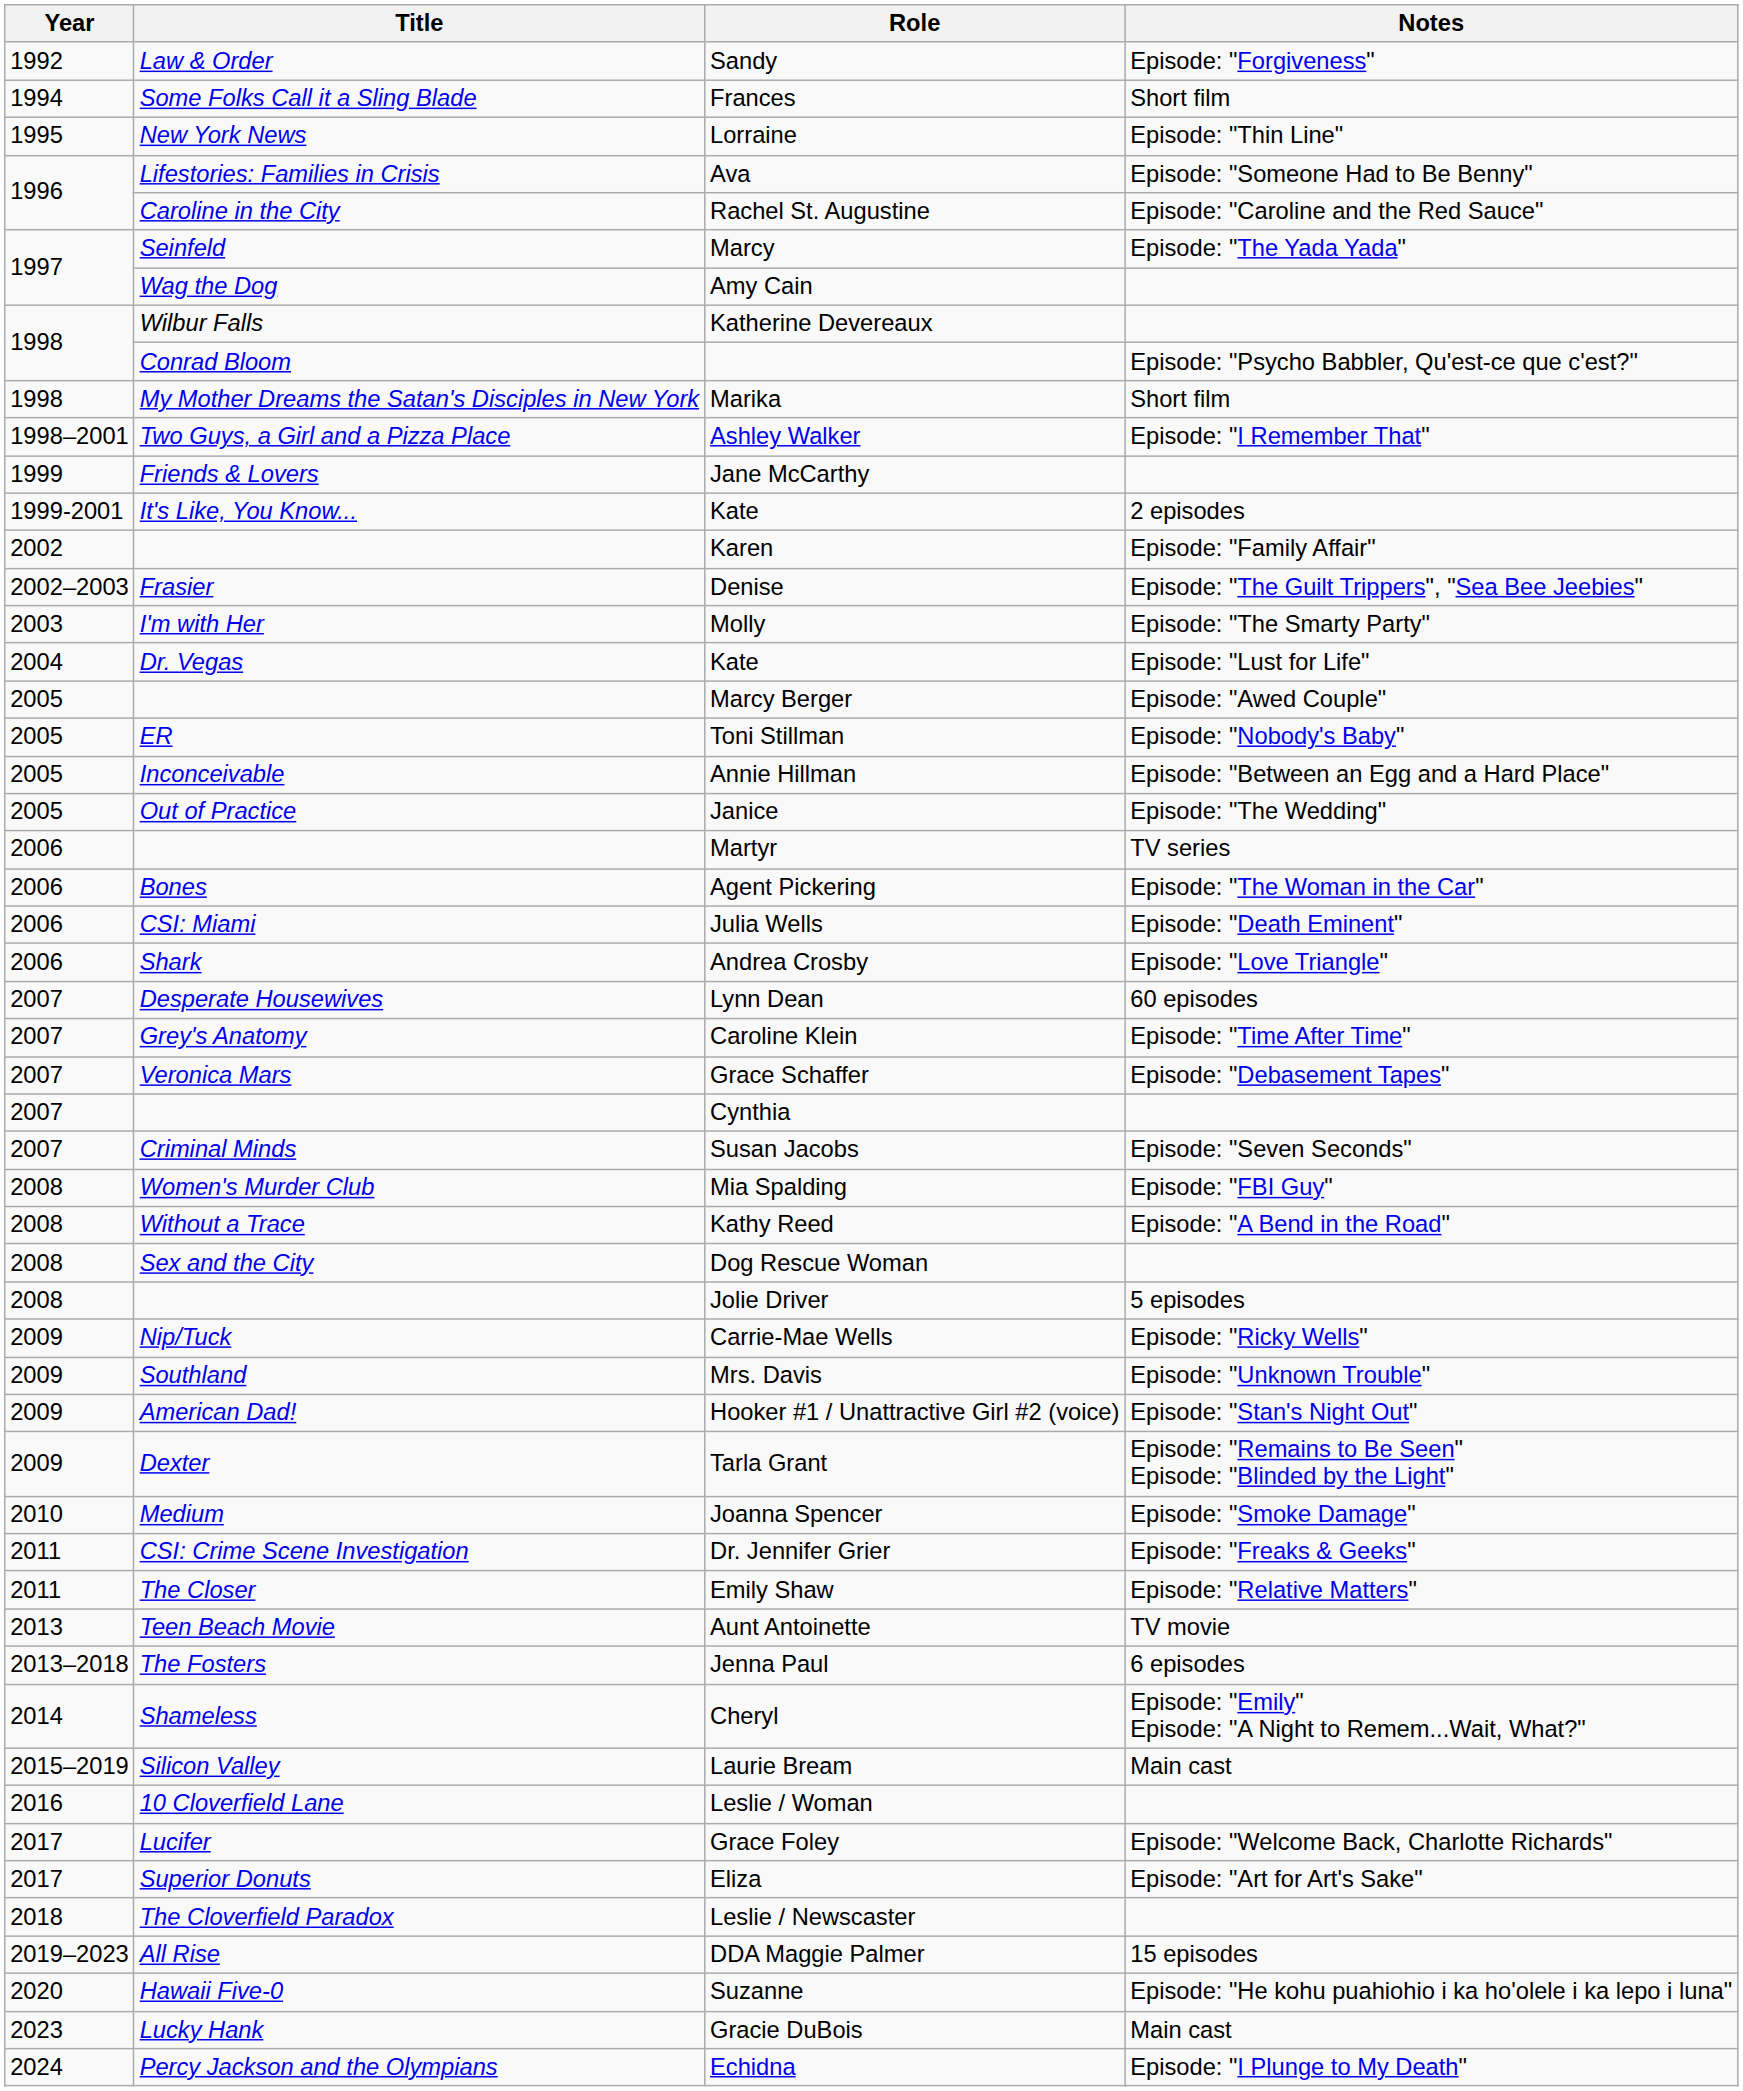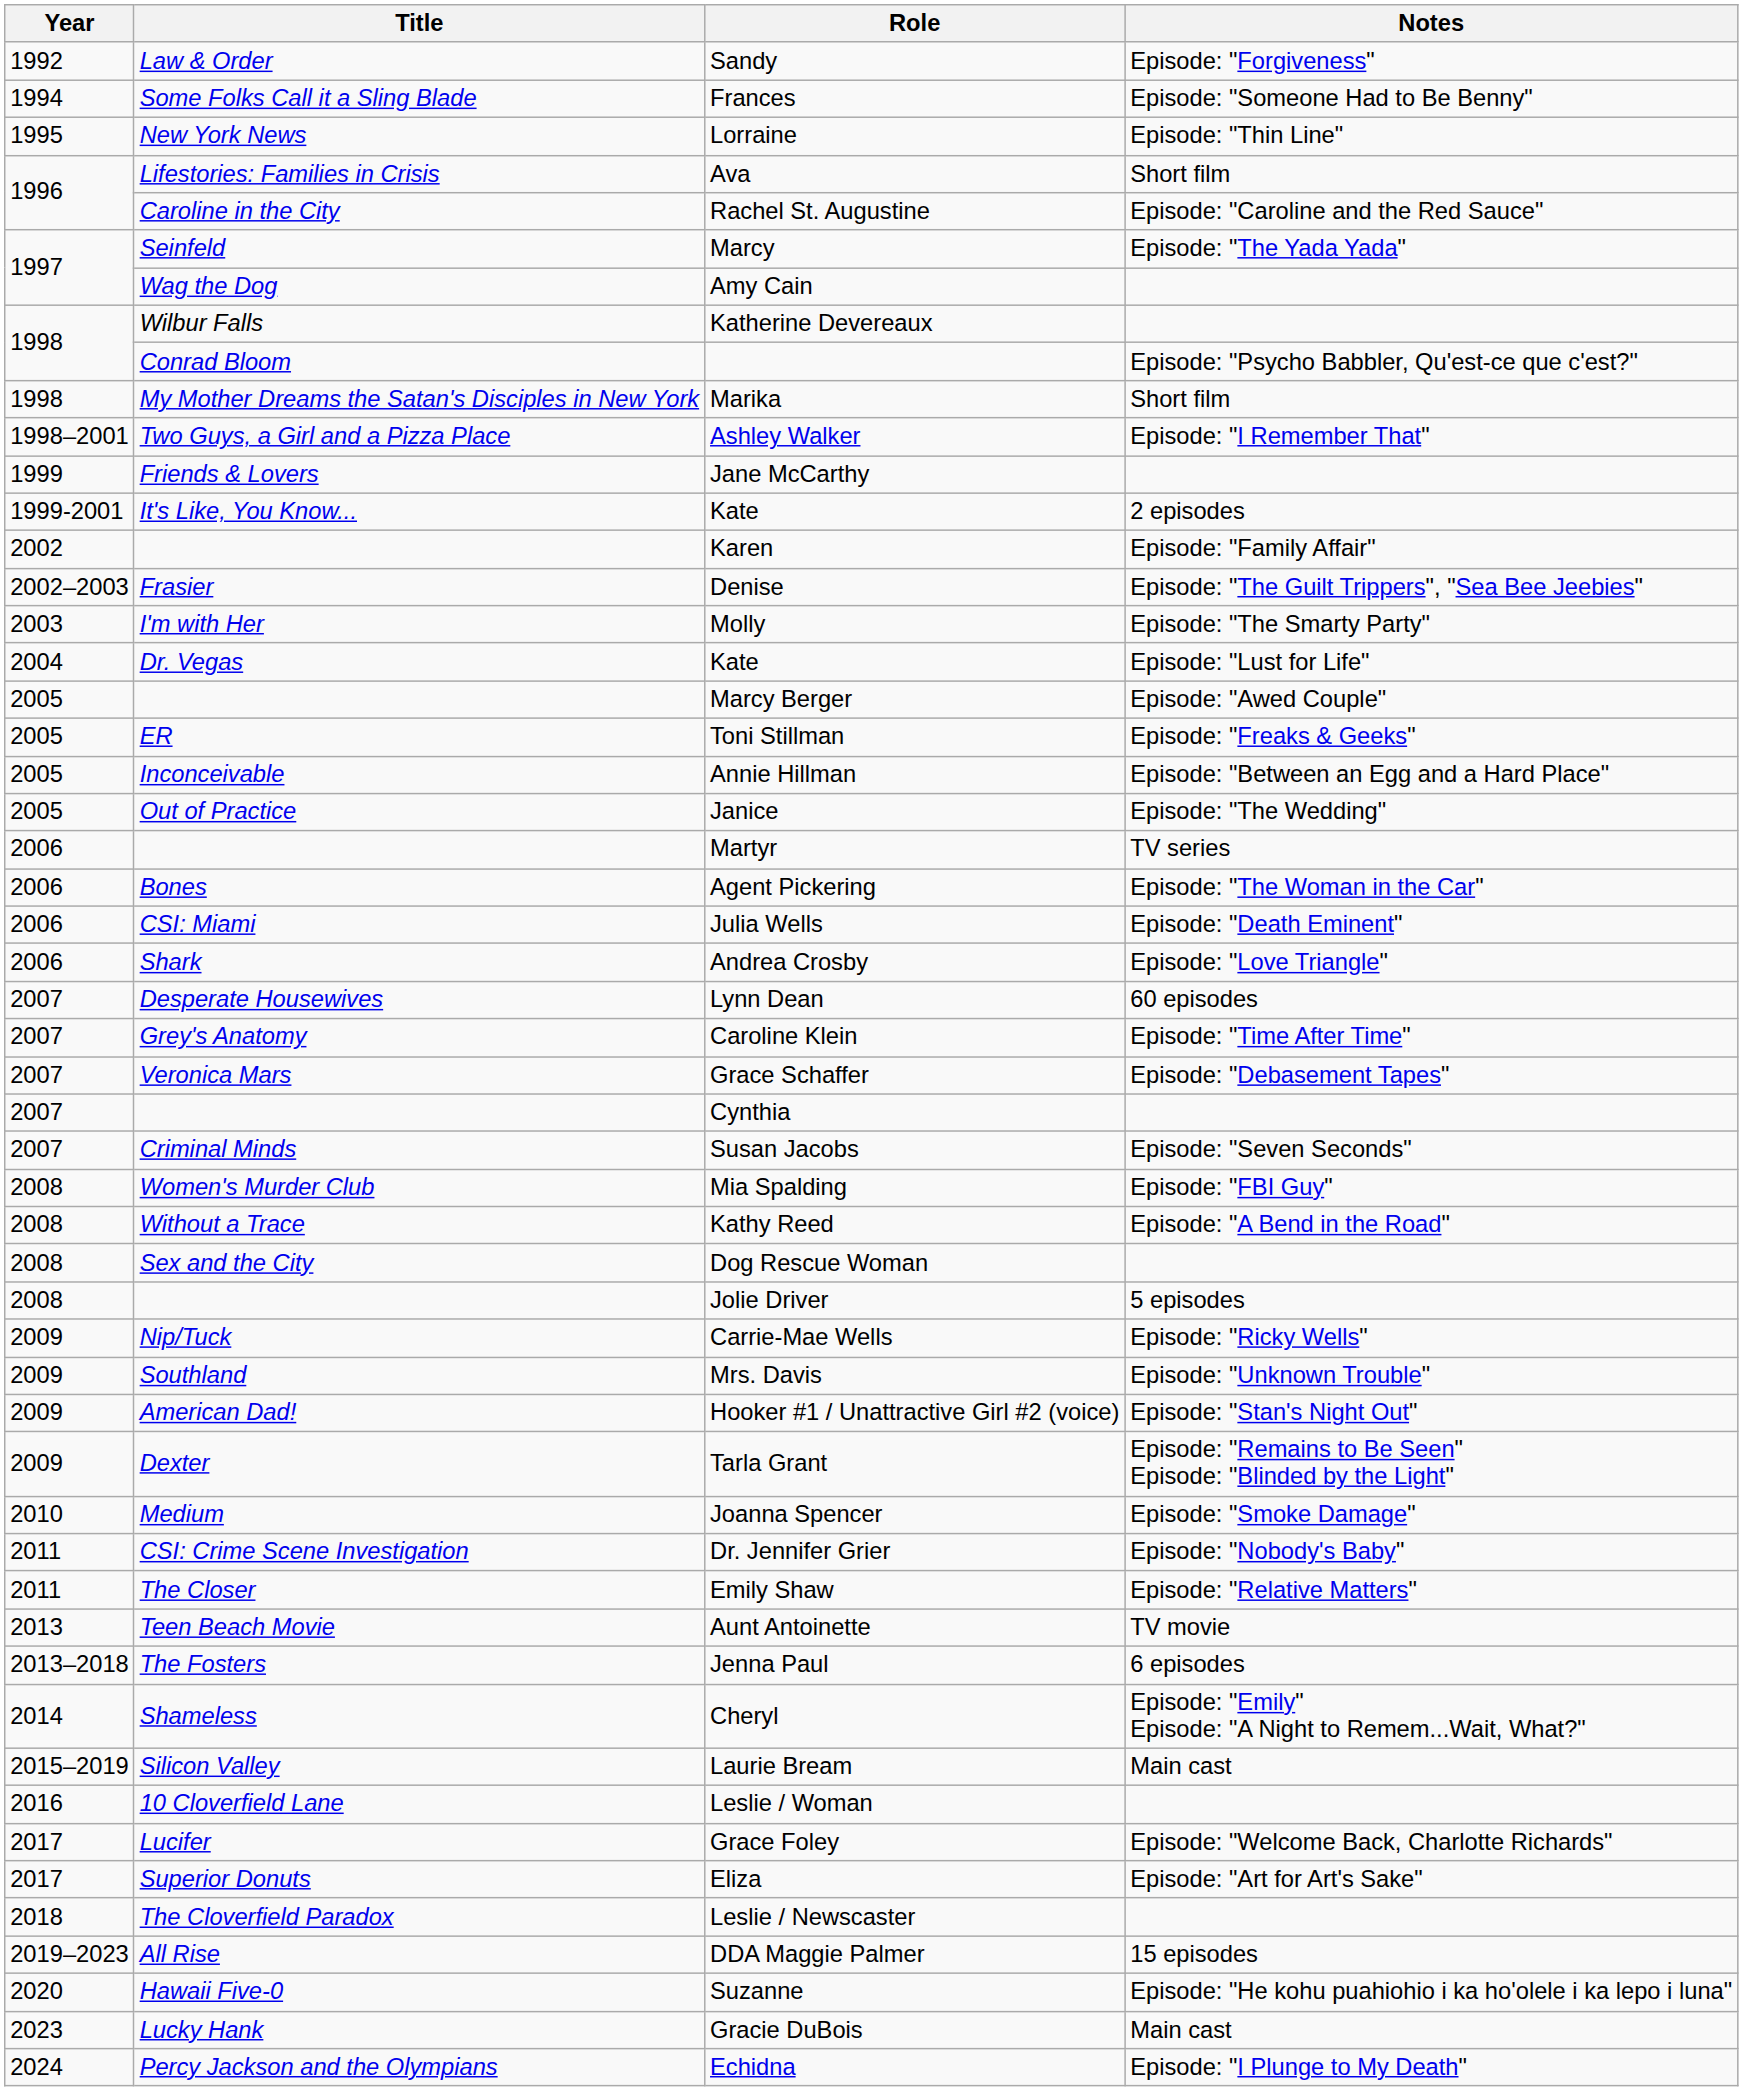(1180, 98) Short film -> (1332, 98) Episode: "Someone Had to Be Benny"
(1332, 173) Episode: "Someone Had to Be Benny" -> (1180, 173) Short film
(1267, 736) Episode: "Nobody's Baby" -> (1273, 736) Episode: "Freaks & Geeks"
(1273, 1552) Episode: "Freaks & Geeks" -> (1267, 1552) Episode: "Nobody's Baby"
